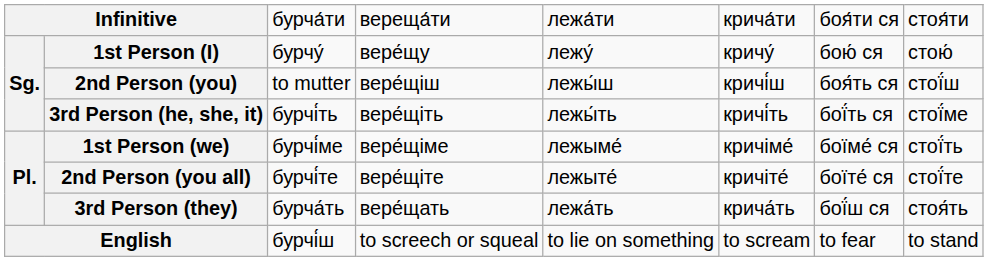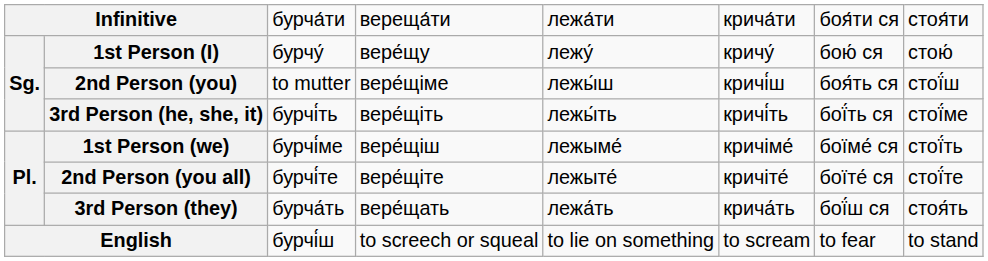(400, 83) вере́щіш -> (404, 83) вере́щіме
(404, 146) вере́щіме -> (400, 146) вере́щіш
